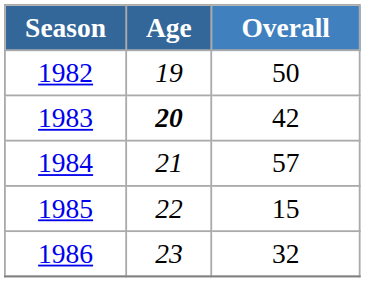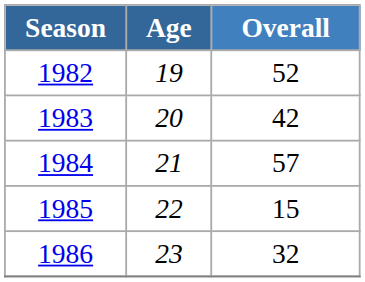(286, 72) 50 -> (286, 72) 52
(169, 118) bold -> (169, 118) normal
